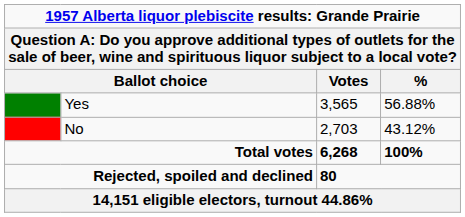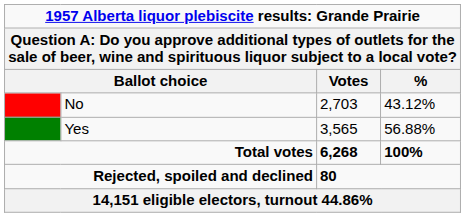rows swapped: (77, 104) <-> (74, 128)
